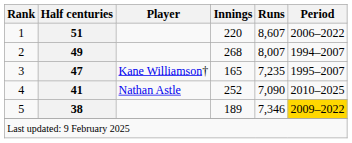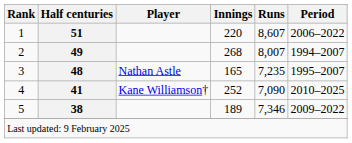(77, 71) 47 -> (77, 71) 48
(163, 71) Kane Williamson† -> (150, 71) Nathan Astle
(150, 90) Nathan Astle -> (163, 90) Kane Williamson†
(317, 109) gold background -> (317, 109) no background
